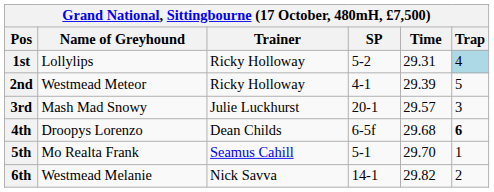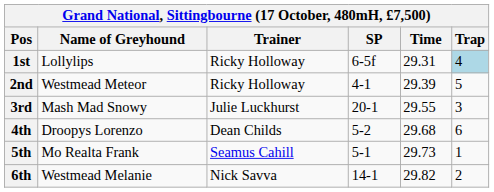(361, 61) 5-2 -> (364, 61) 6-5f
(420, 107) 29.57 -> (420, 107) 29.55
(364, 130) 6-5f -> (361, 130) 5-2
(459, 130) bold -> (459, 130) normal
(420, 152) 29.70 -> (420, 152) 29.73
